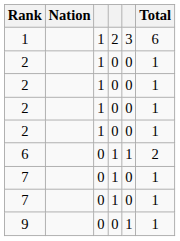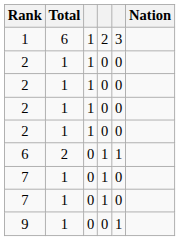columns swapped: (70, 16) <-> (155, 16)
